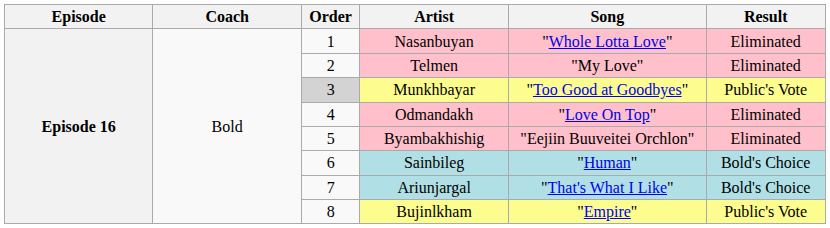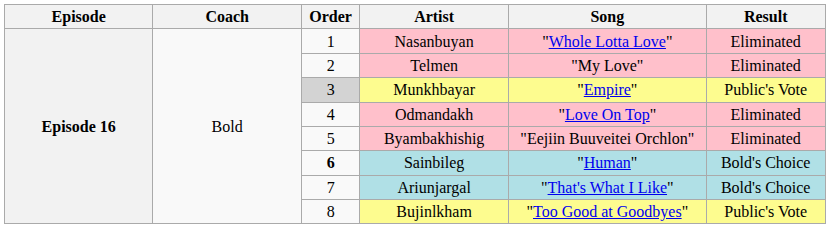(607, 90) "Too Good at Goodbyes" -> (607, 90) "Empire"
(331, 163) normal -> (331, 163) bold
(607, 212) "Empire" -> (607, 212) "Too Good at Goodbyes"
